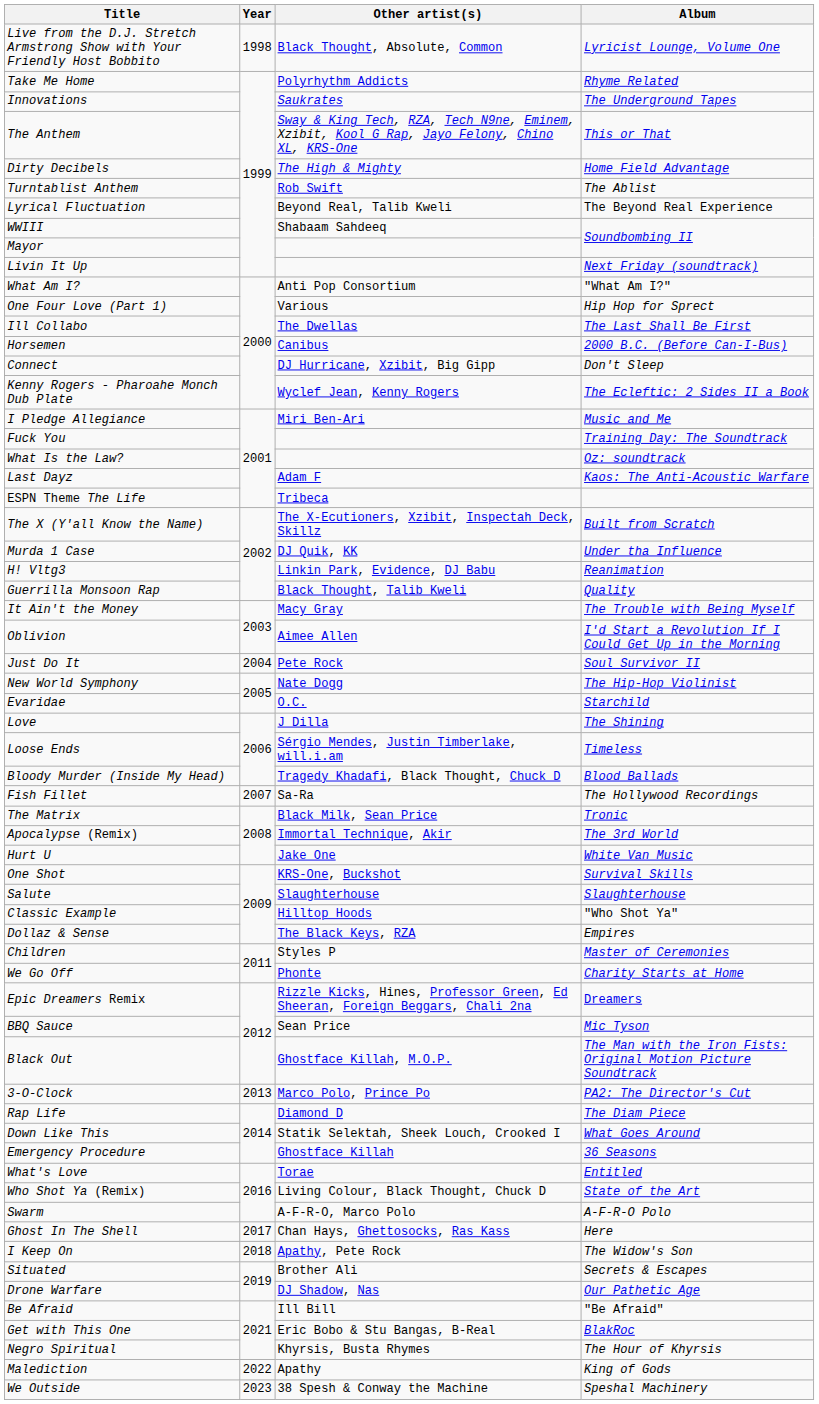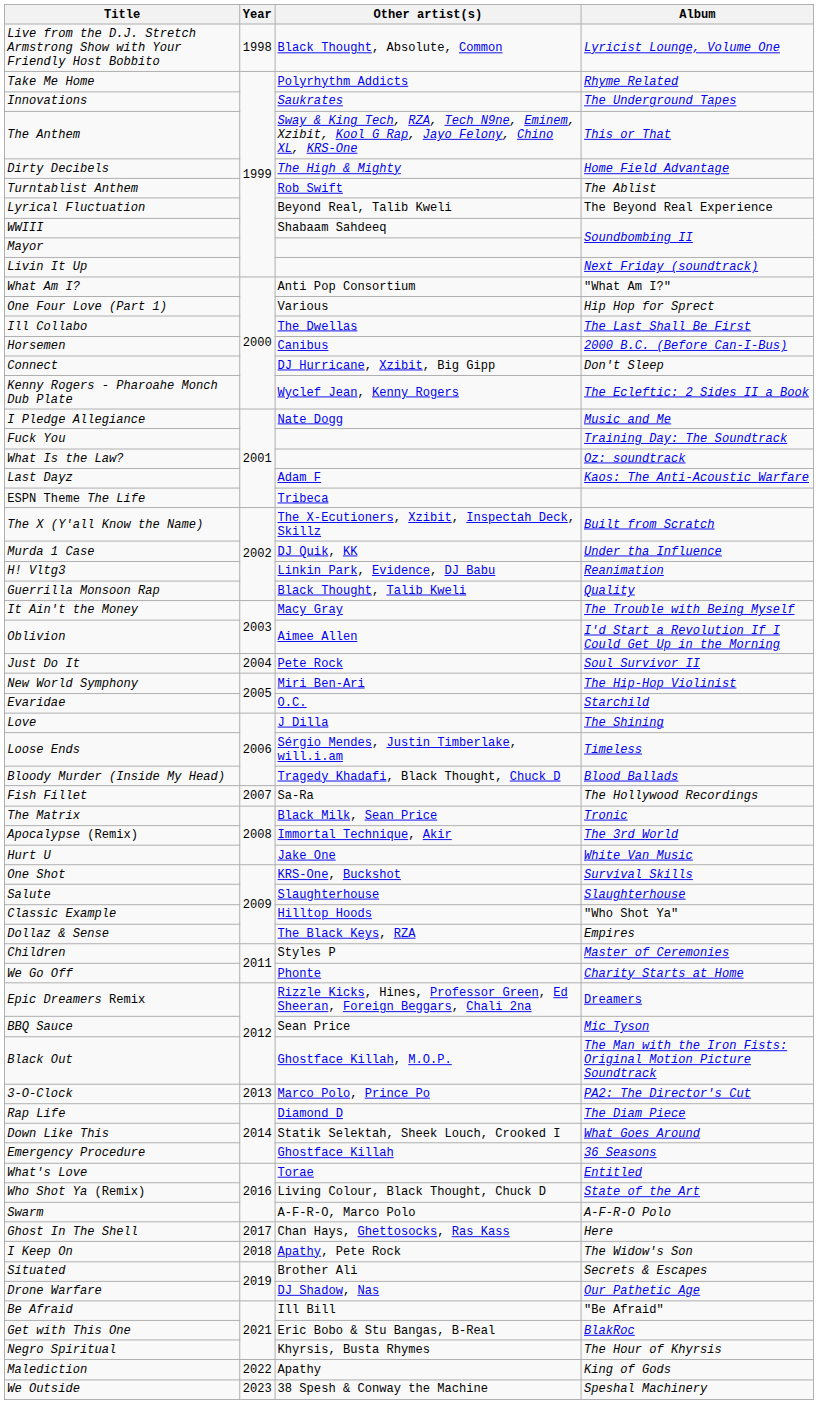(321, 419) Miri Ben-Ari -> (310, 419) Nate Dogg
(310, 683) Nate Dogg -> (321, 683) Miri Ben-Ari
